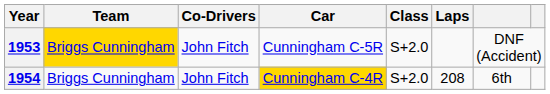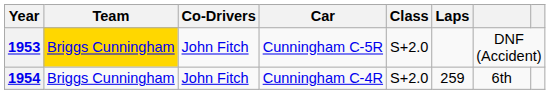(323, 78) gold background -> (323, 78) no background
(452, 78) 208 -> (452, 78) 259
